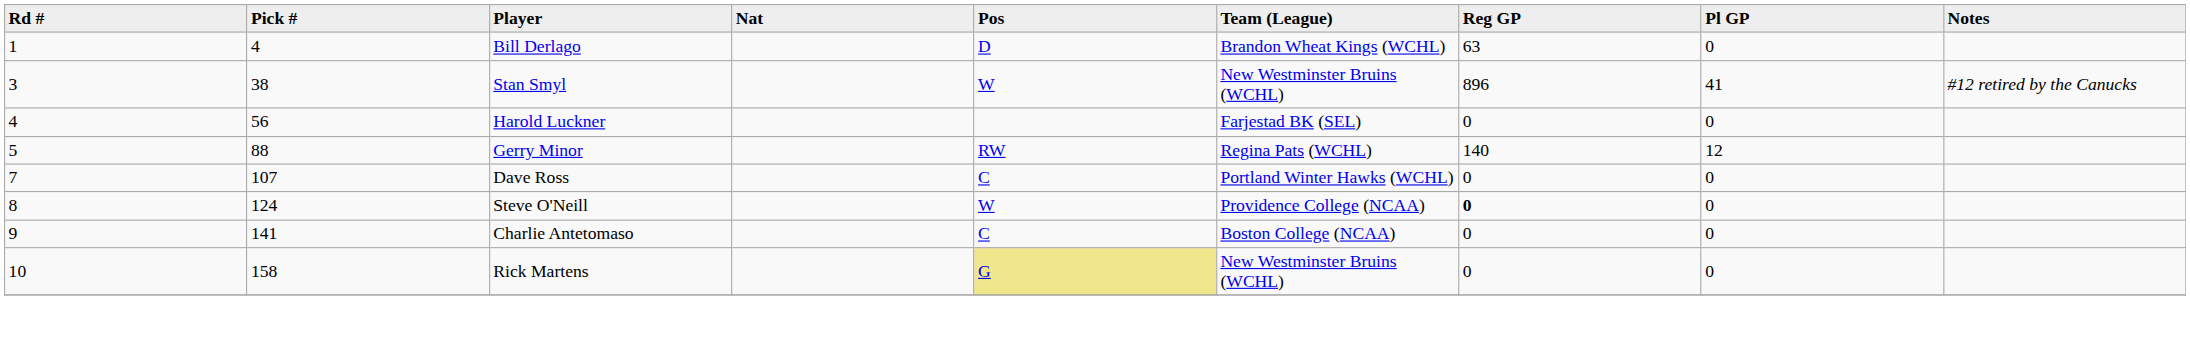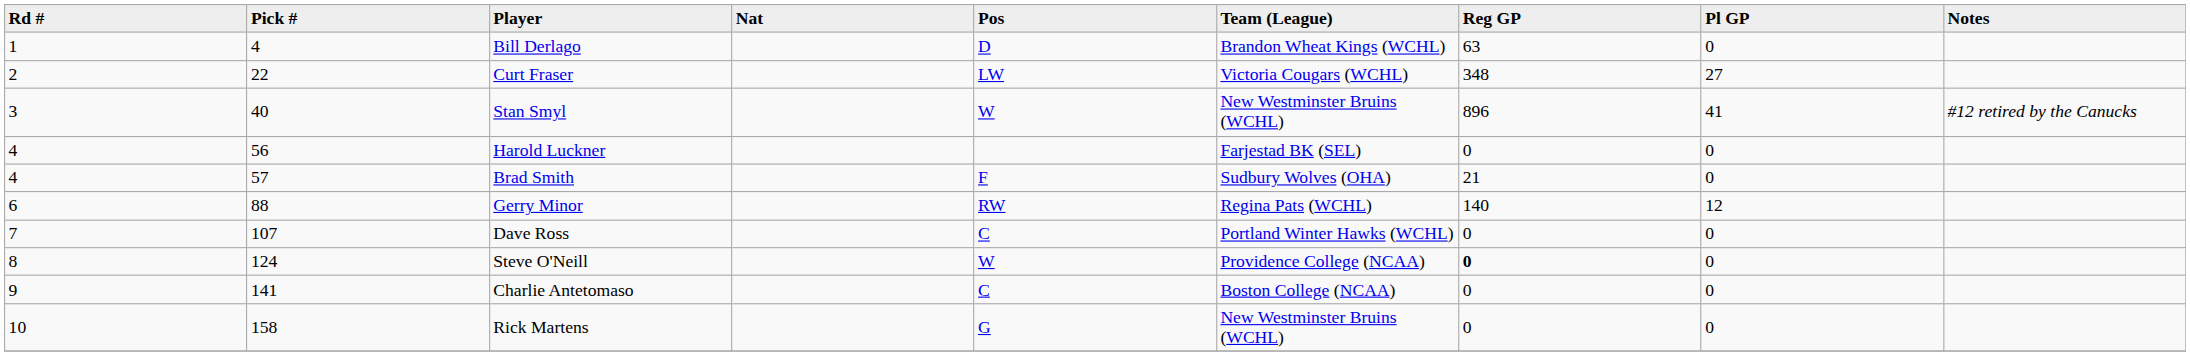+ row: (533, 74)
(260, 84) 38 -> (260, 112) 40
+ row: (534, 177)
(13, 149) 5 -> (13, 205) 6
(984, 271) khaki background -> (984, 327) no background
